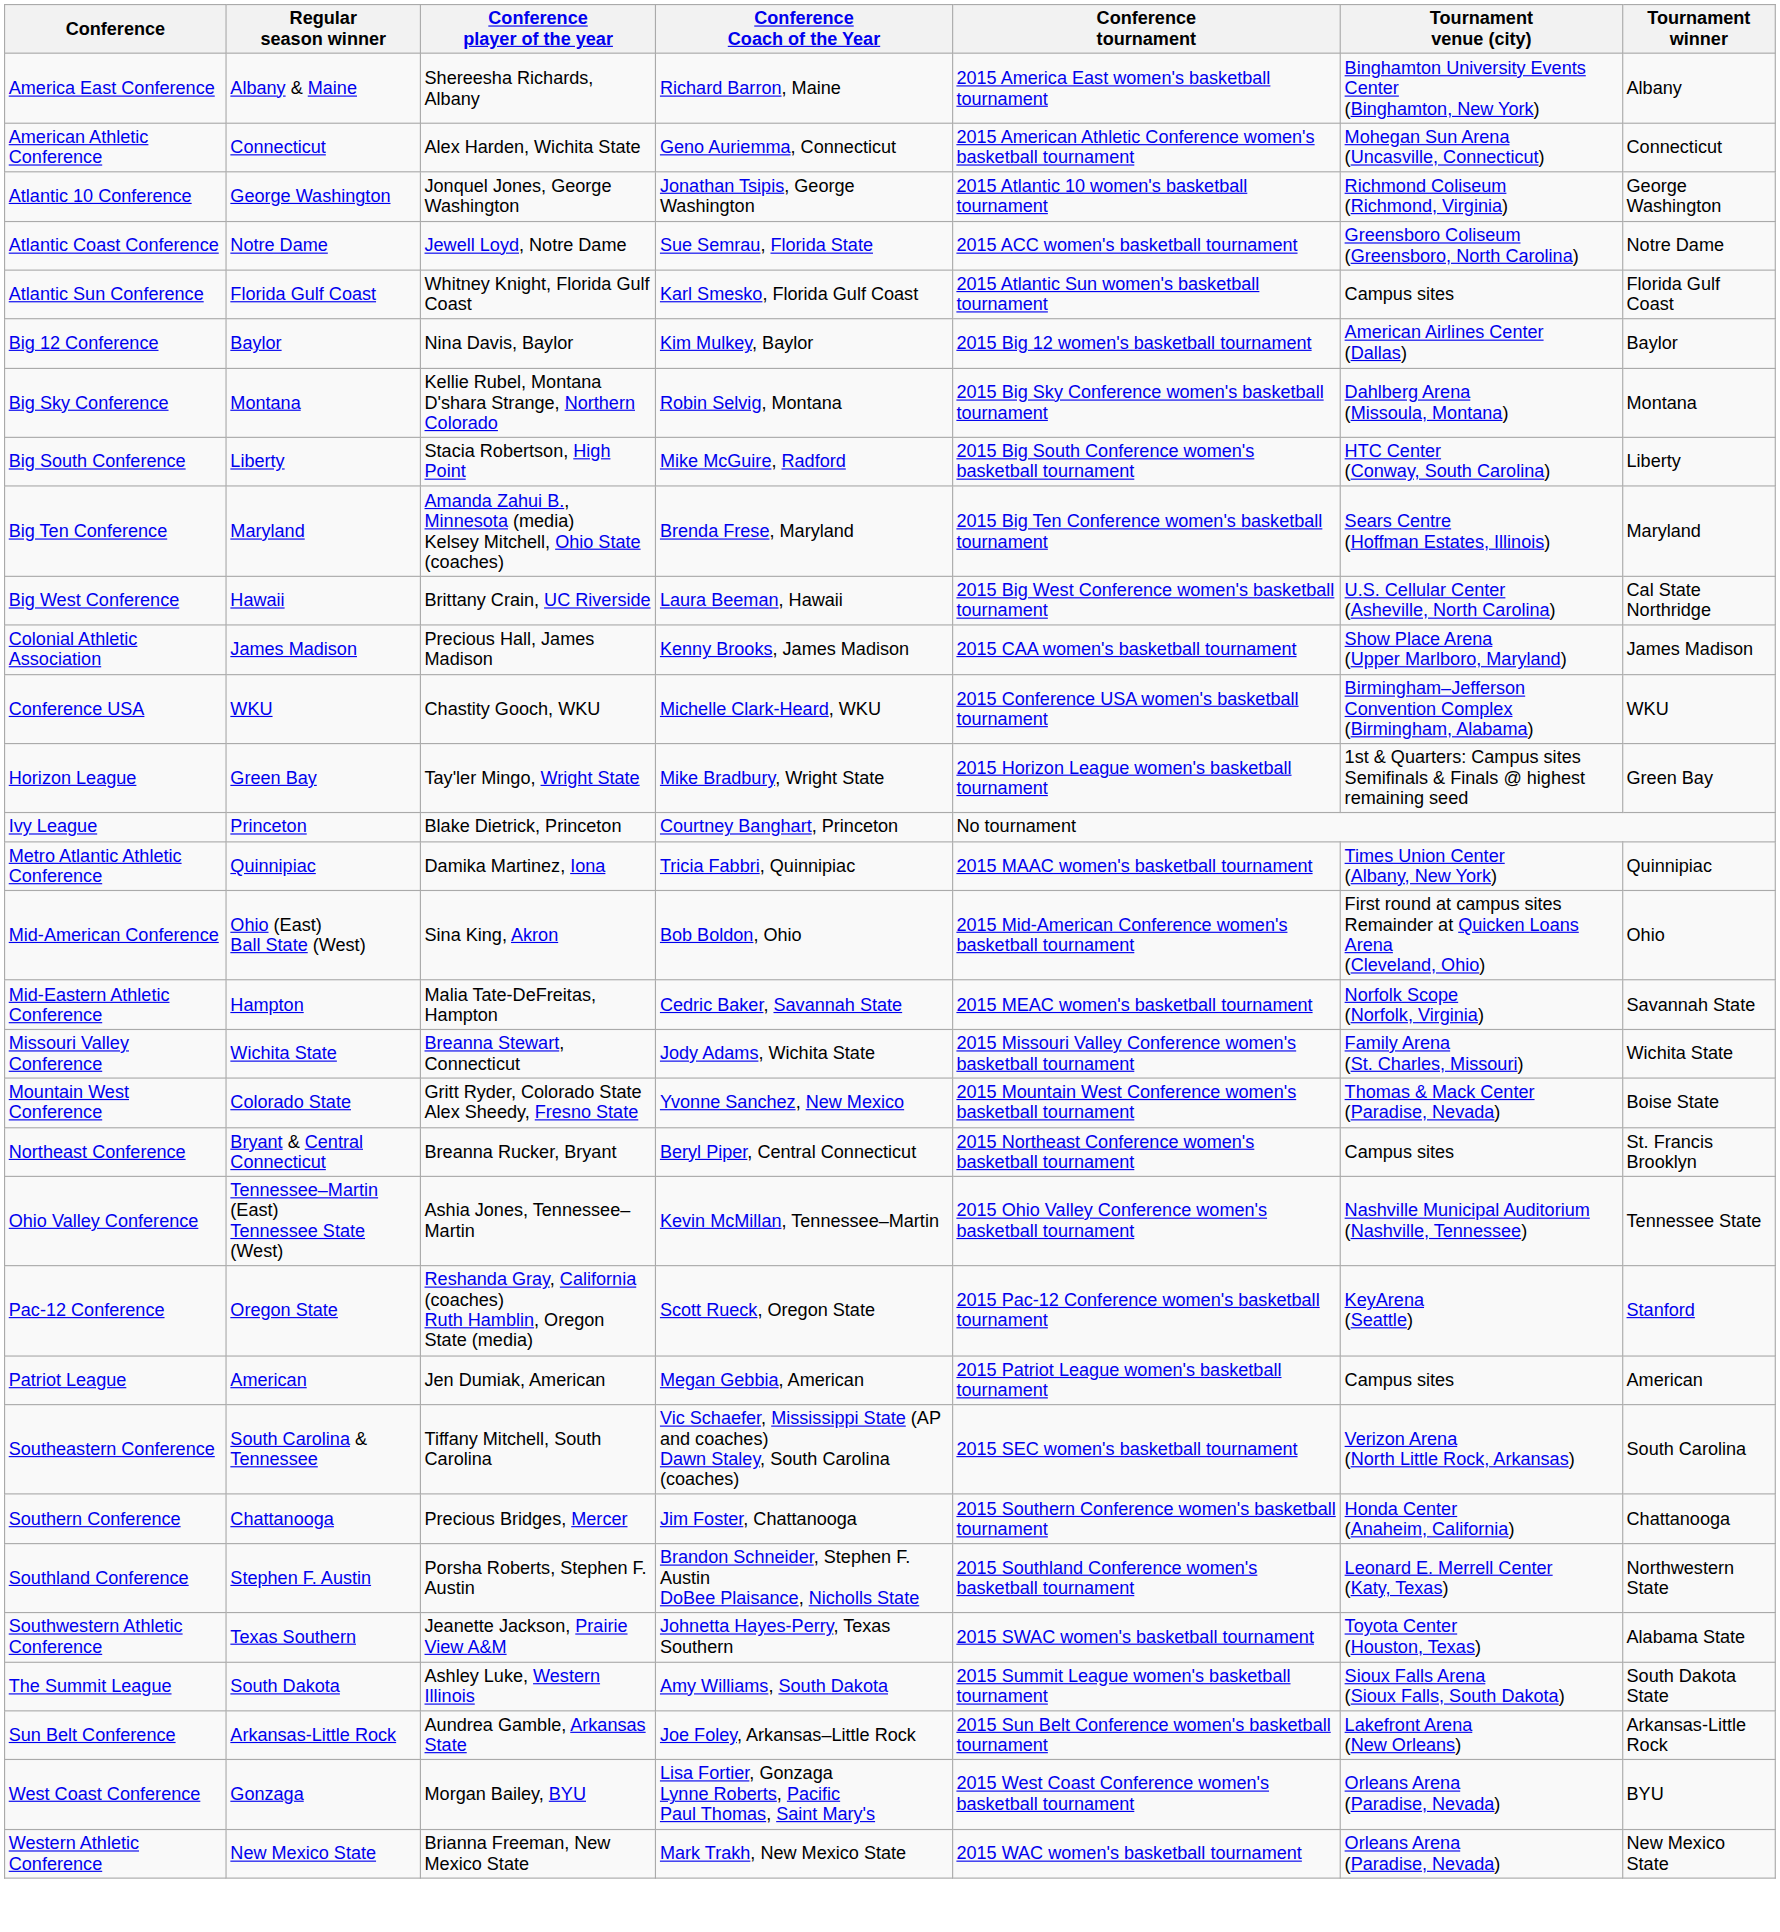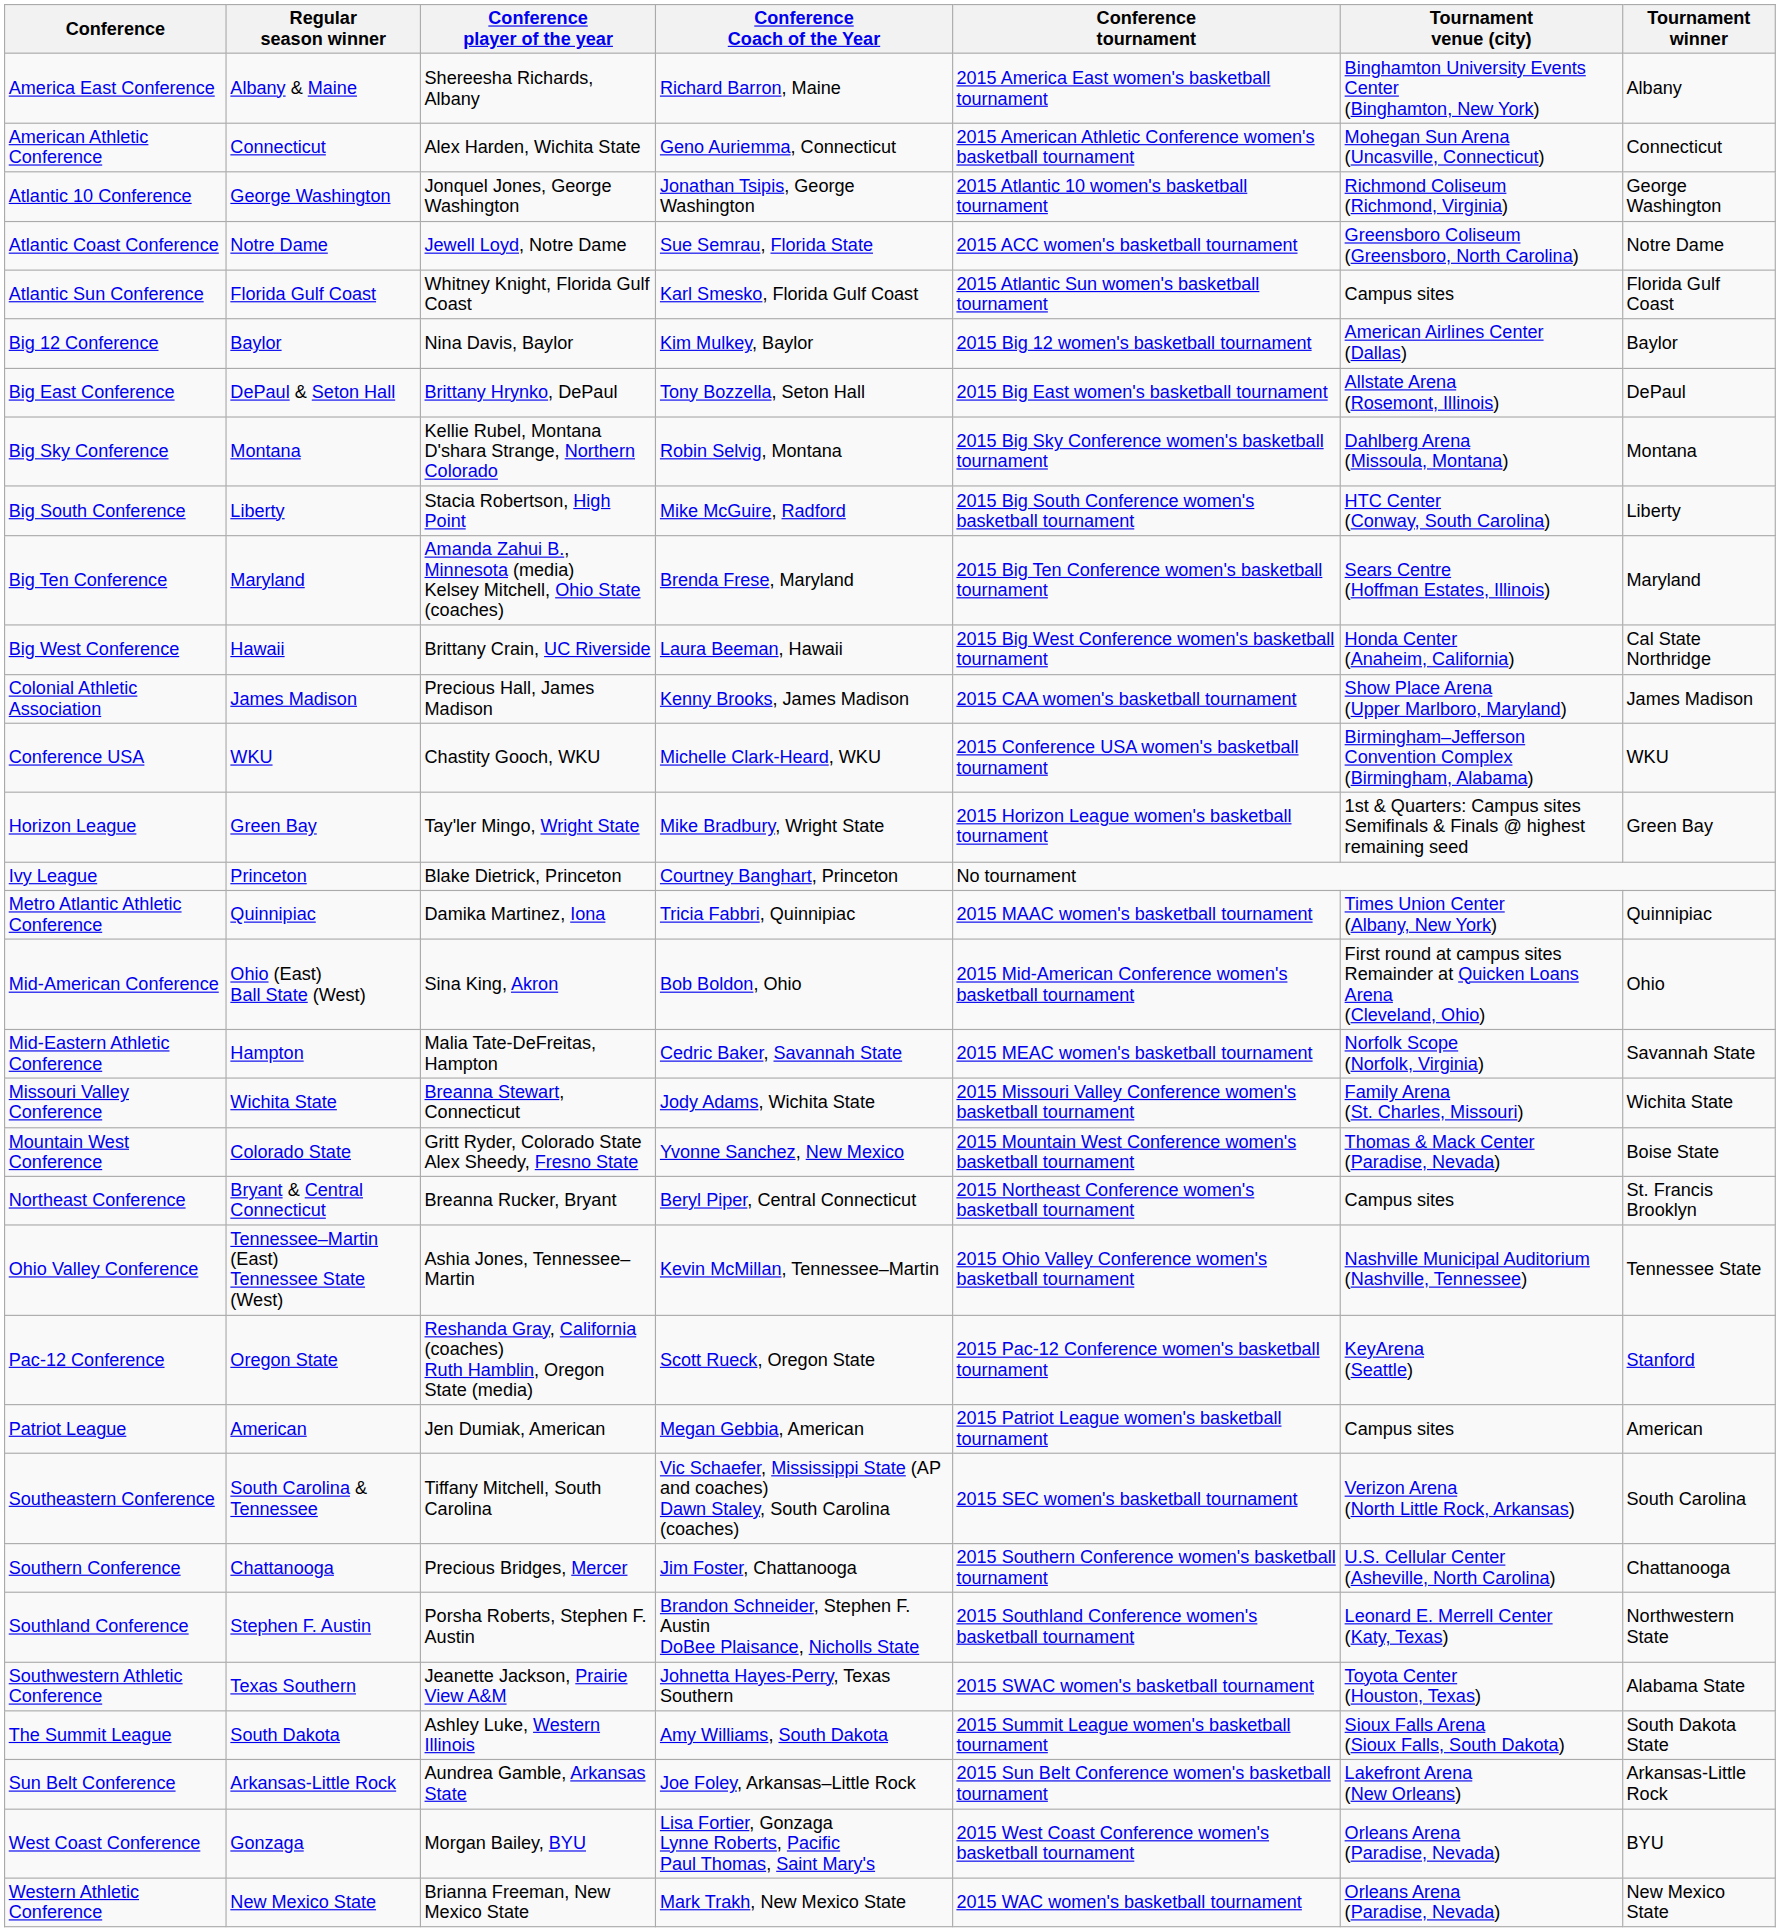+ row: (92, 392)
(1450, 600) U.S. Cellular Center (Asheville, North Carolina) -> (1430, 649) Honda Center (Anaheim, California)
(1430, 1518) Honda Center (Anaheim, California) -> (1450, 1567) U.S. Cellular Center (Asheville, North Carolina)
